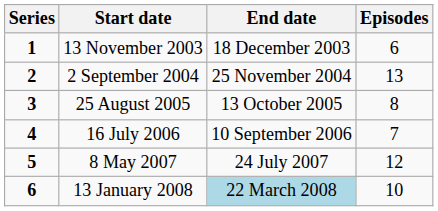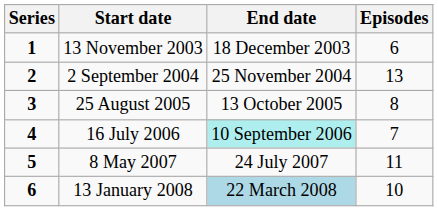(281, 133) no background -> (281, 133) paleturquoise background
(394, 162) 12 -> (394, 162) 11
